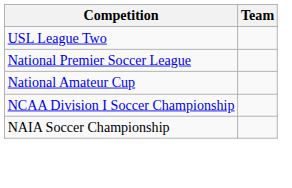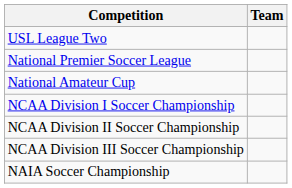+ row: (123, 127)
+ row: (126, 149)
